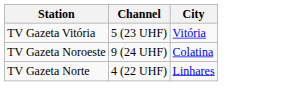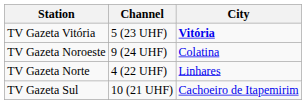(189, 33) normal -> (197, 33) bold
+ row: (43, 90)
